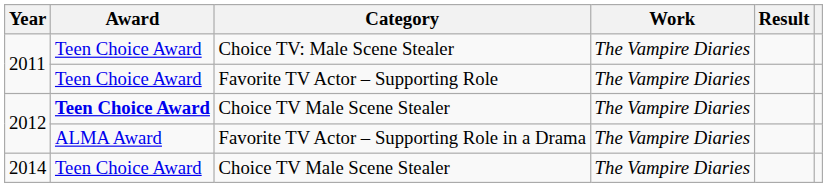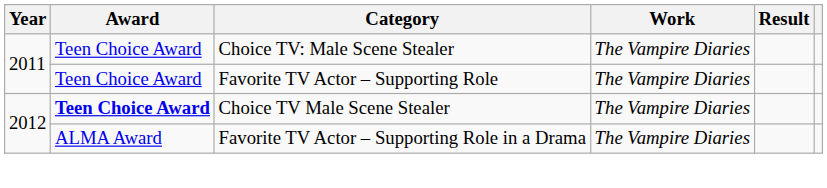- row: (28, 167)
